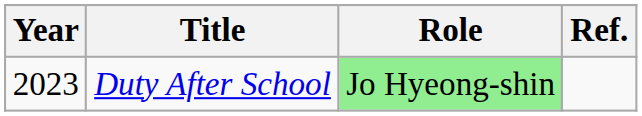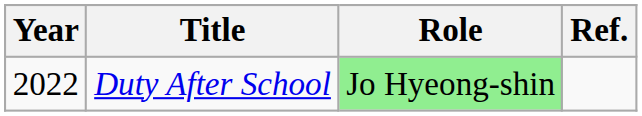(46, 83) 2023 -> (46, 83) 2022
